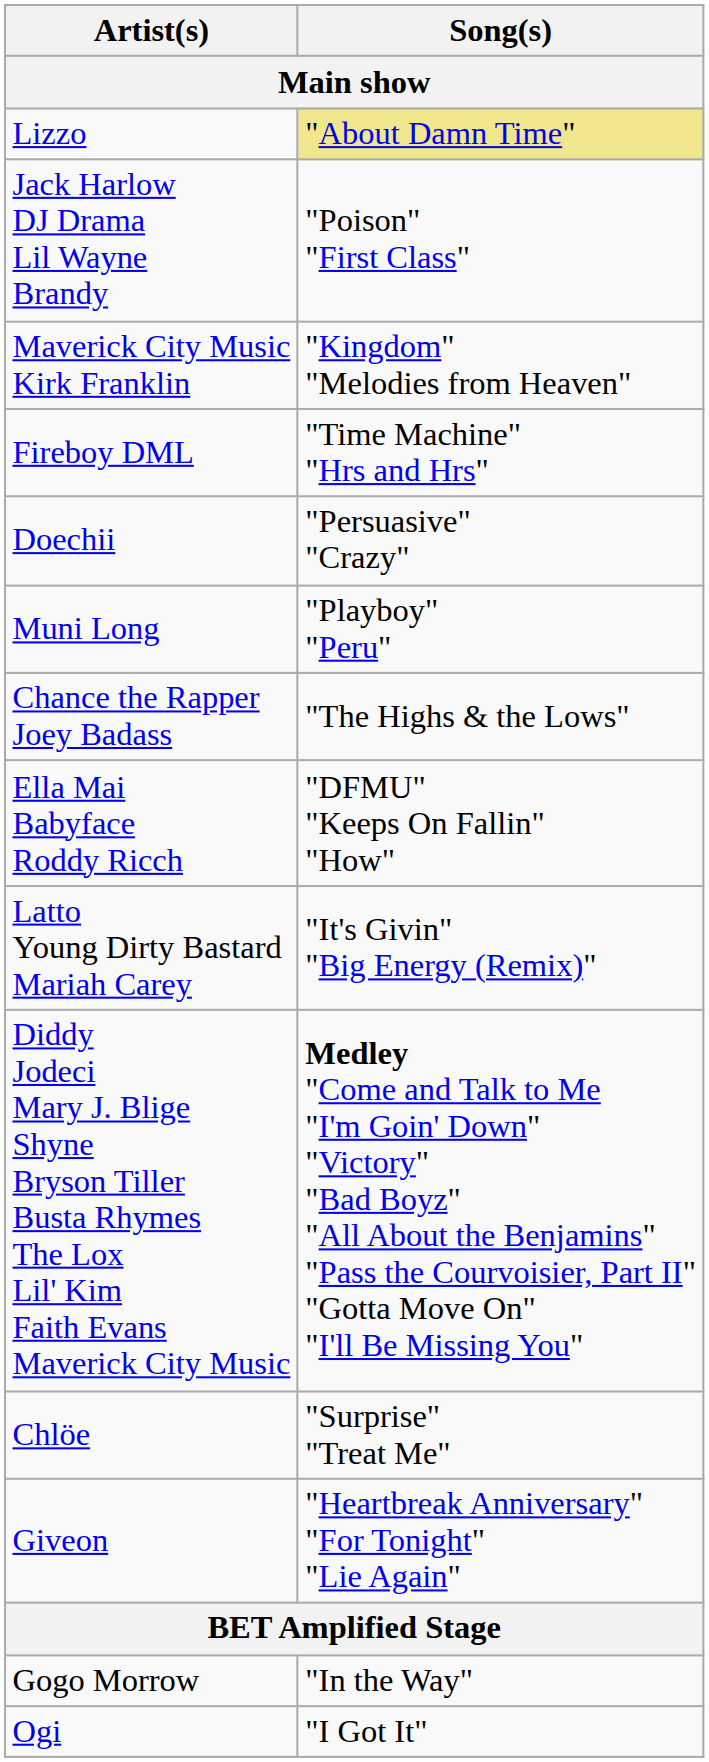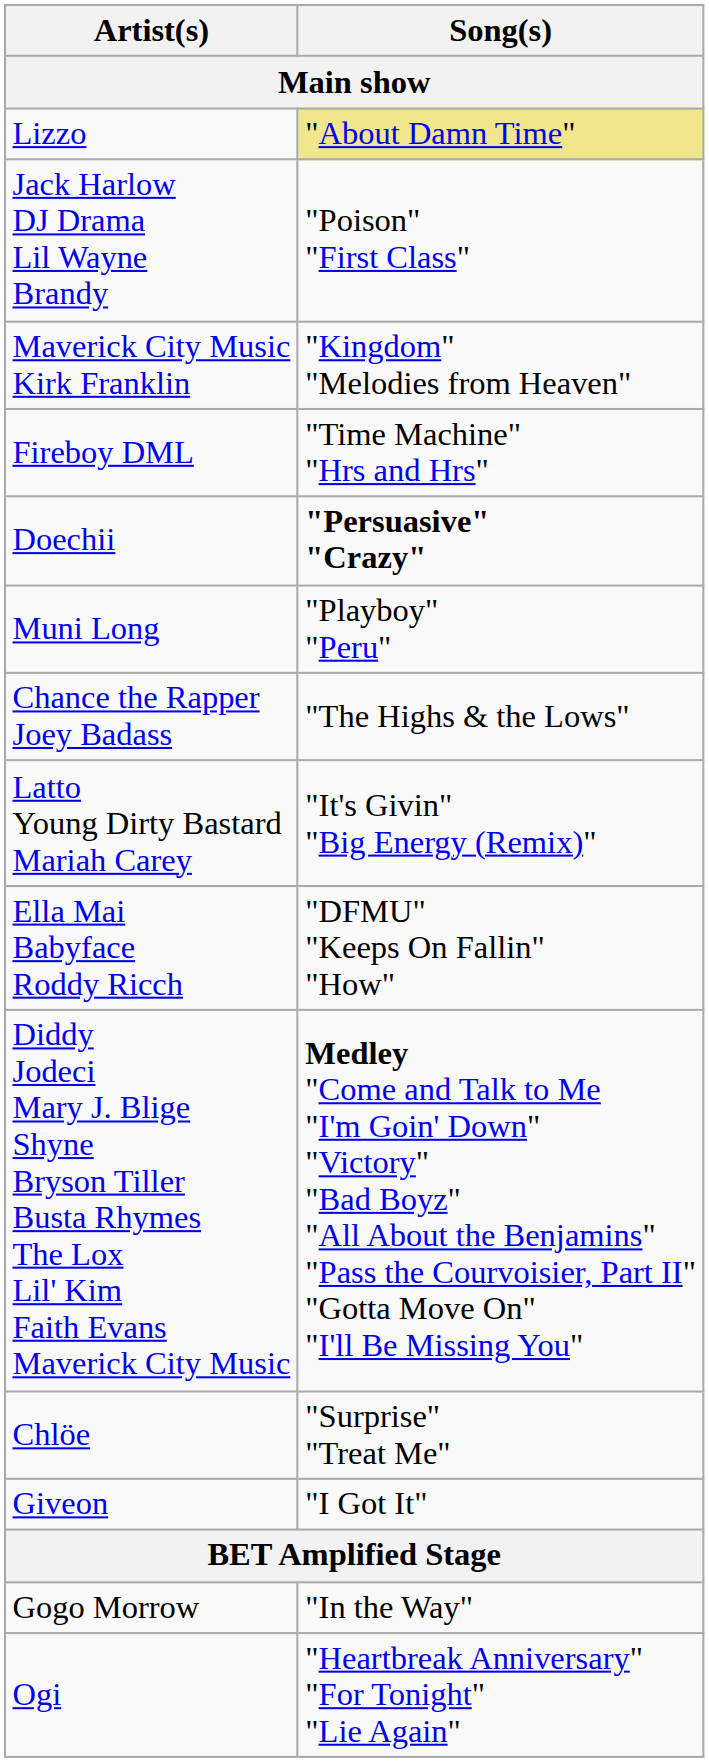(388, 540) normal -> (397, 540) bold
rows swapped: (98, 822) <-> (147, 947)
(474, 1540) "Heartbreak Anniversary" "For Tonight" "Lie Again" -> (366, 1503) "I Got It"
(366, 1731) "I Got It" -> (474, 1694) "Heartbreak Anniversary" "For Tonight" "Lie Again"
